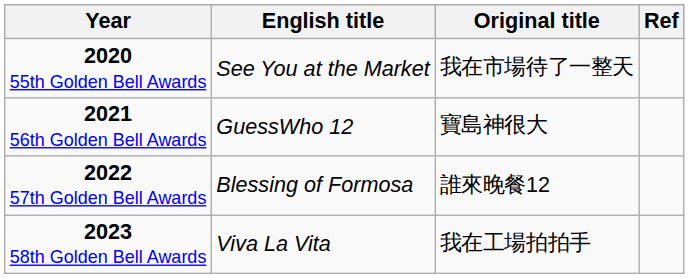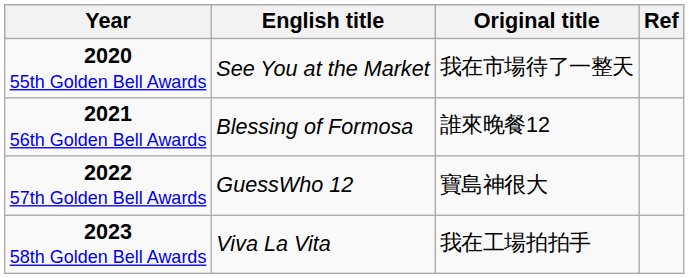(285, 126) GuessWho 12 -> (315, 126) Blessing of Formosa
(494, 125) 寶島神很大 -> (495, 125) 誰來晚餐12
(315, 185) Blessing of Formosa -> (285, 185) GuessWho 12
(495, 184) 誰來晚餐12 -> (494, 184) 寶島神很大
